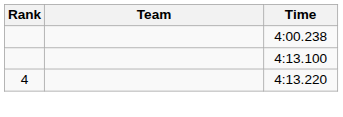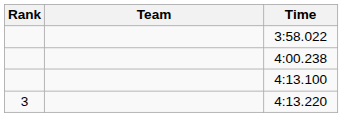+ row: (301, 36)
(25, 79) 4 -> (25, 101) 3
